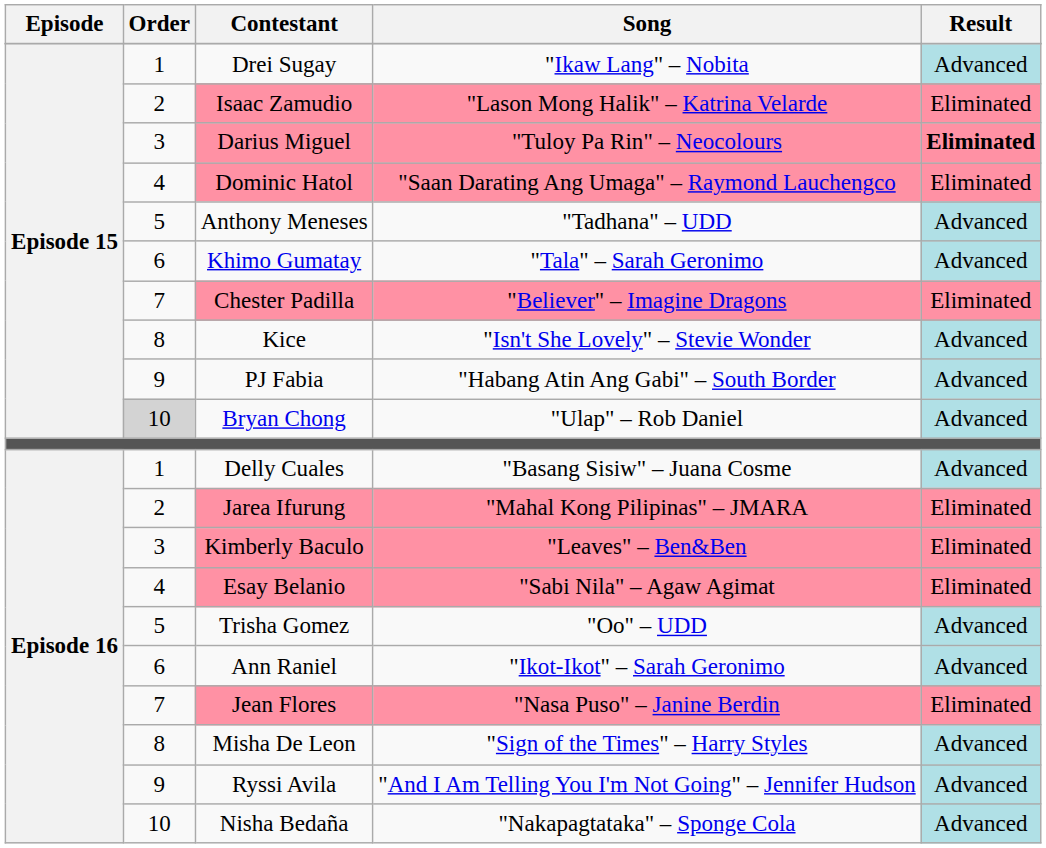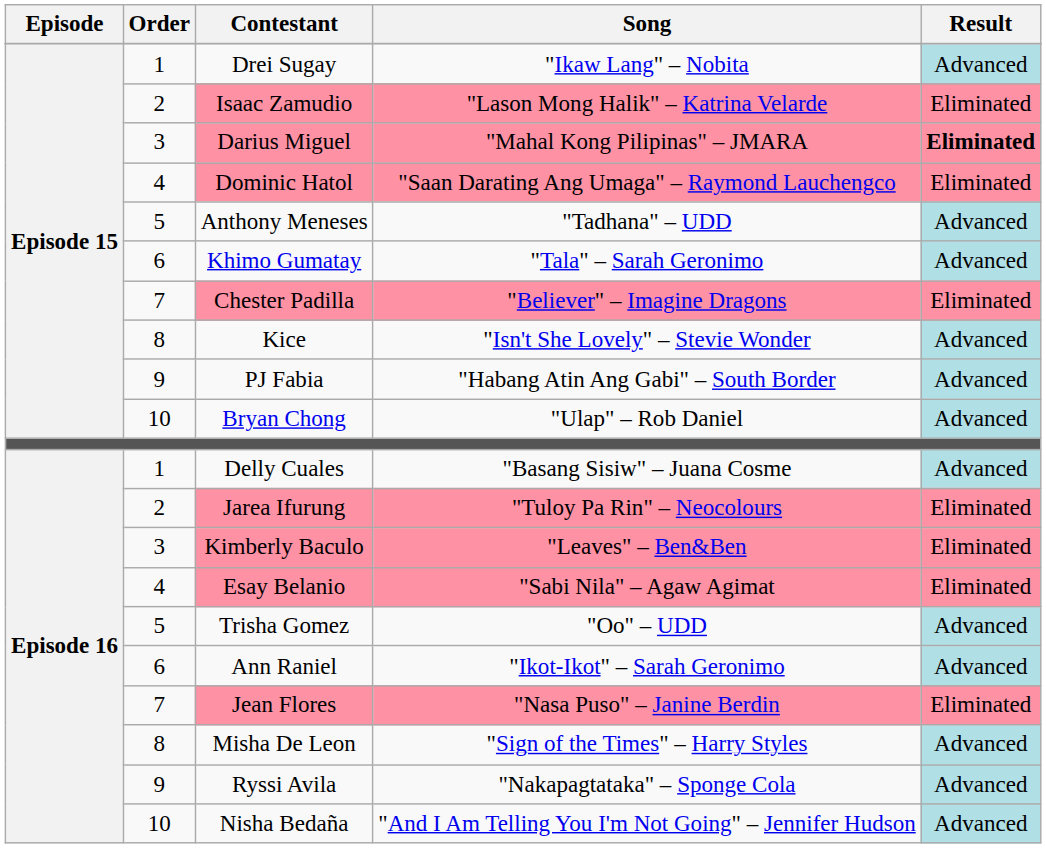(647, 142) "Tuloy Pa Rin" – Neocolours -> (647, 142) "Mahal Kong Pilipinas" – JMARA
(159, 418) lightgrey background -> (159, 418) no background
(647, 507) "Mahal Kong Pilipinas" – JMARA -> (647, 507) "Tuloy Pa Rin" – Neocolours
(647, 783) "And I Am Telling You I'm Not Going" – Jennifer Hudson -> (647, 783) "Nakapagtataka" – Sponge Cola
(647, 823) "Nakapagtataka" – Sponge Cola -> (647, 823) "And I Am Telling You I'm Not Going" – Jennifer Hudson
